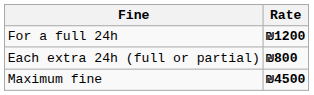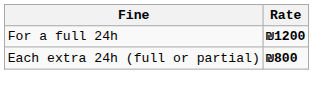- row: (55, 79)
